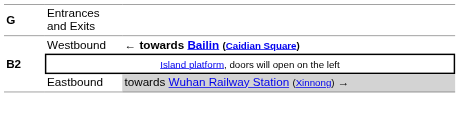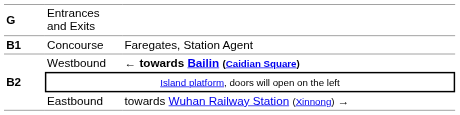+ row: (75, 45)
(237, 82) lightgrey background -> (237, 101) no background
